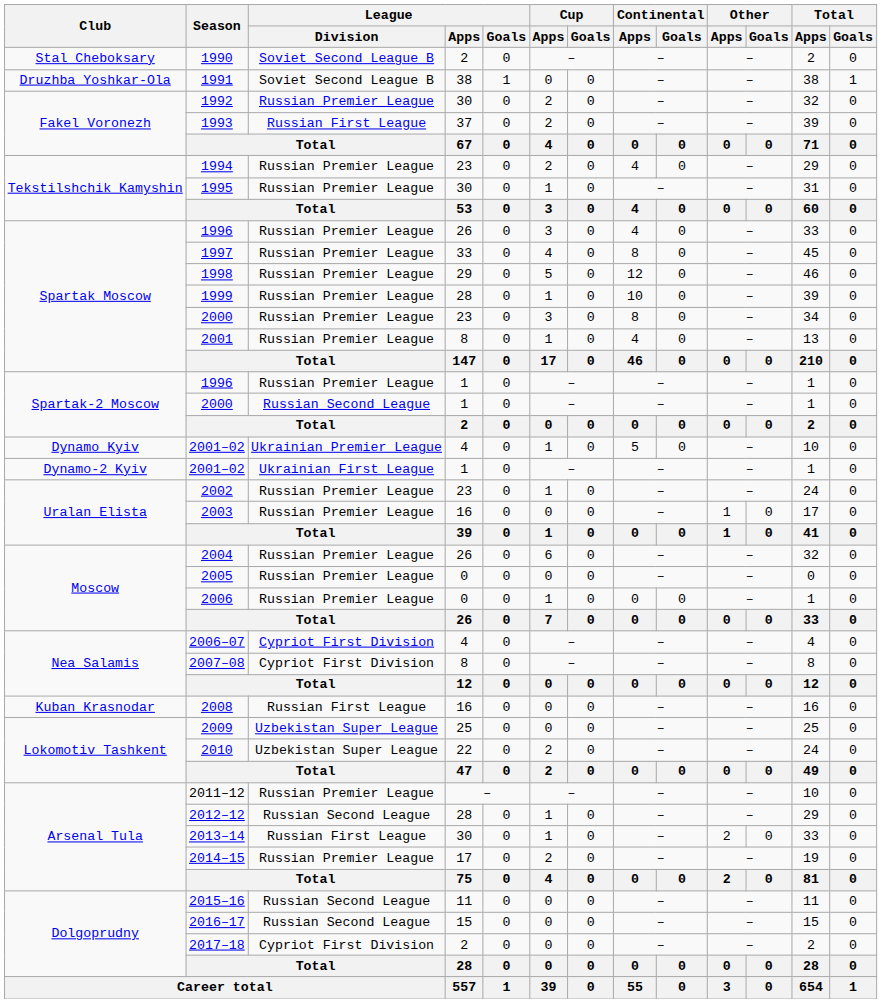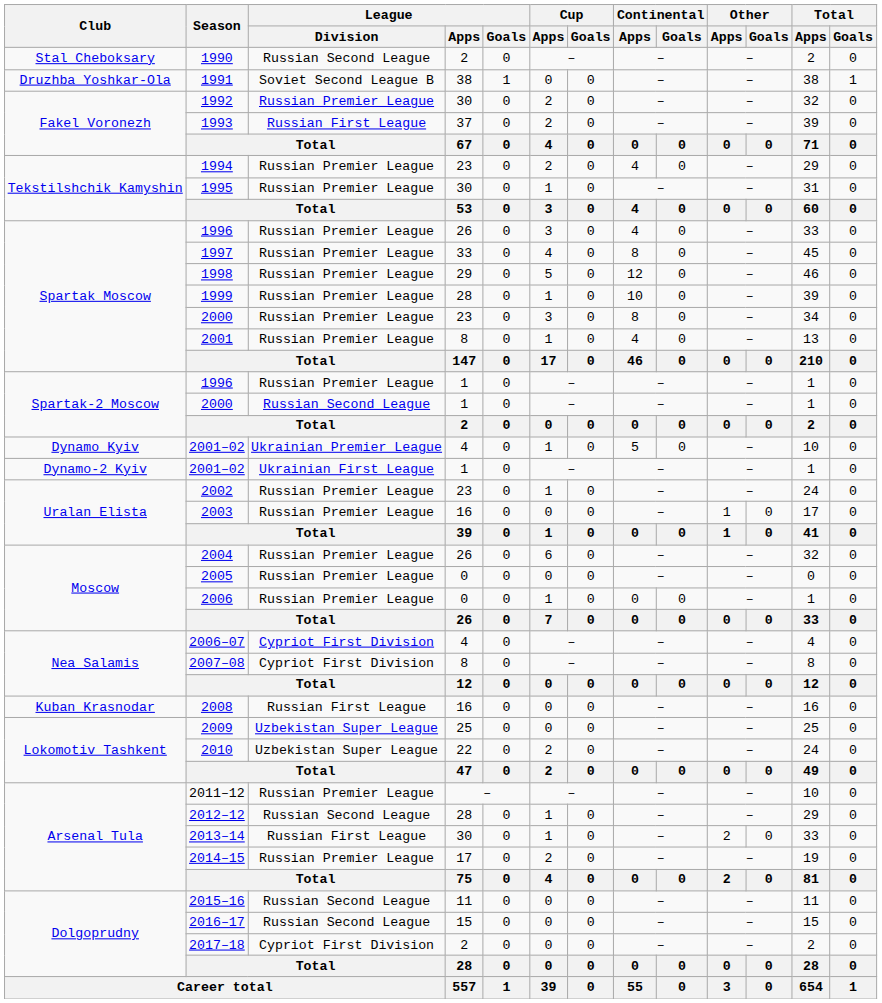(347, 59) Soviet Second League B -> (347, 59) Russian Second League
